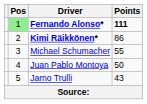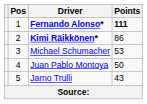(18, 24) lightgreen background -> (18, 24) no background
(119, 51) 55 -> (119, 51) 53
